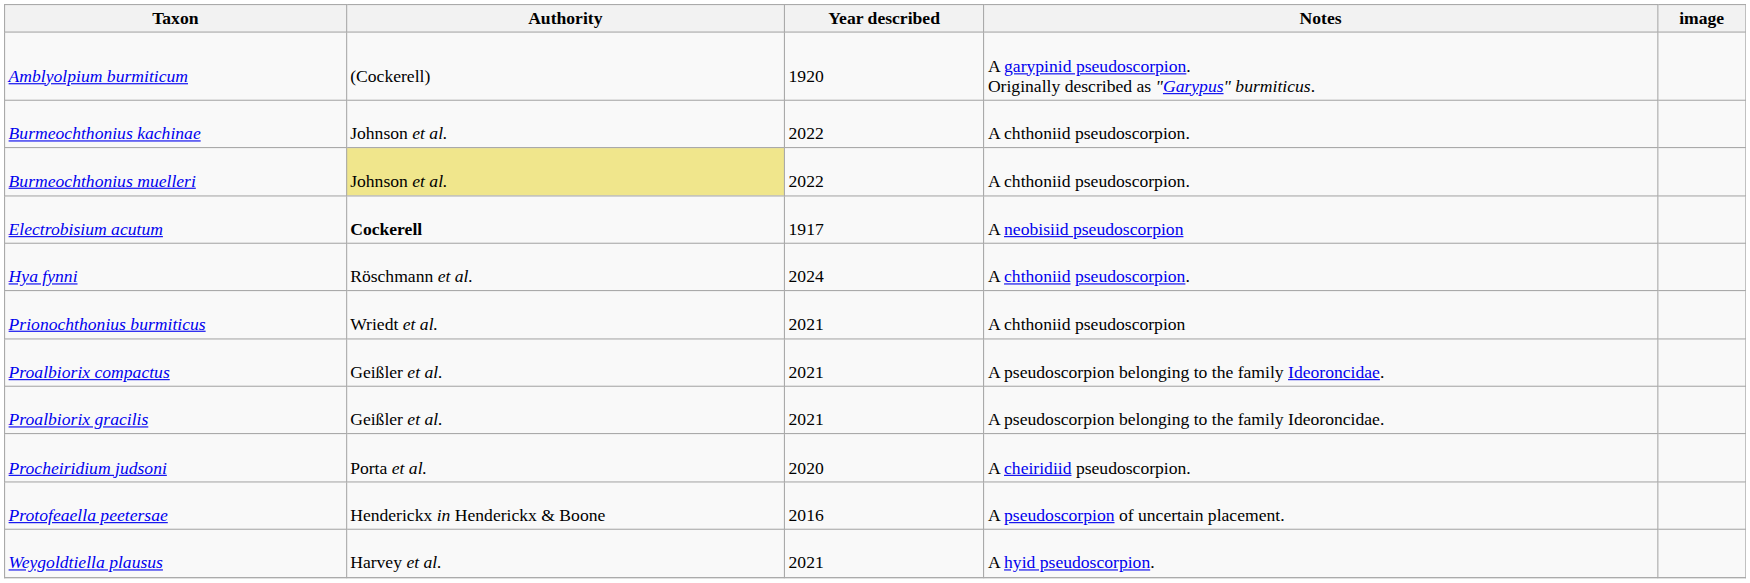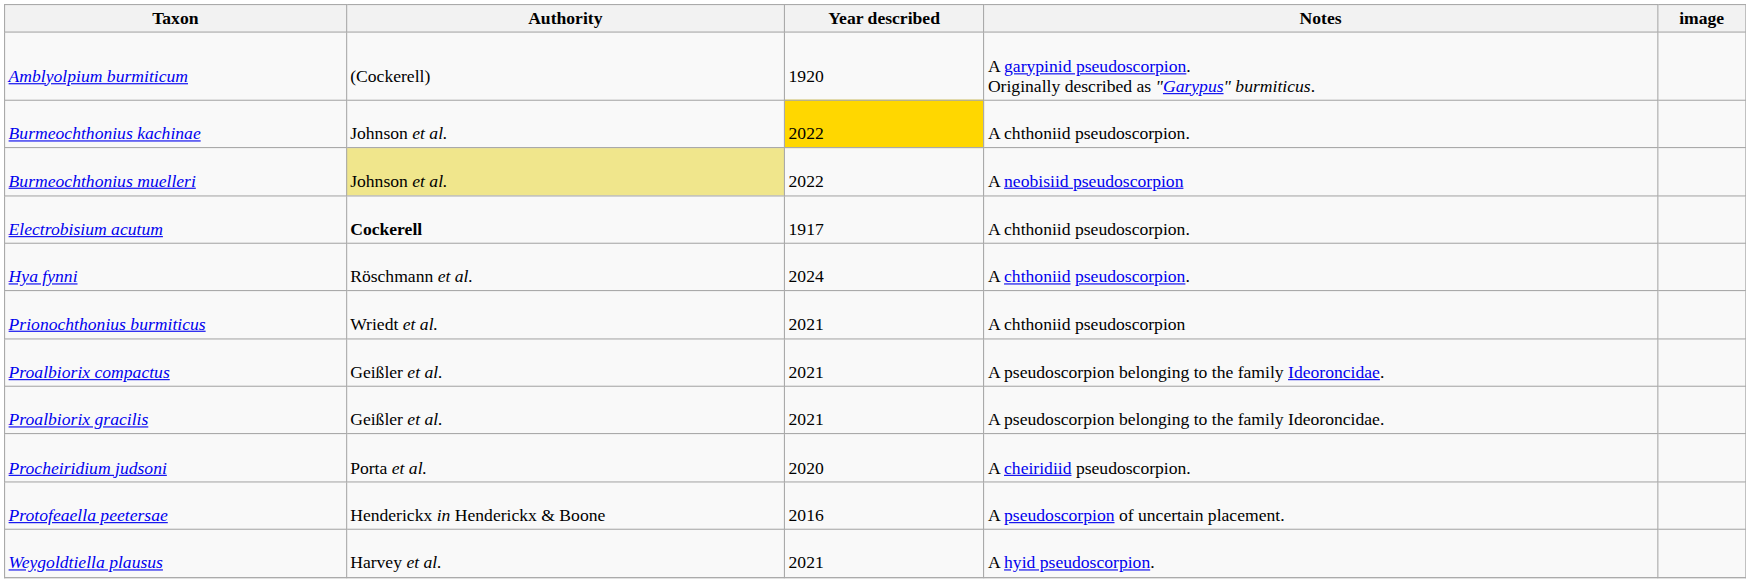(806, 133) no background -> (806, 133) gold background
(1089, 181) A chthoniid pseudoscorpion. -> (1086, 181) A neobisiid pseudoscorpion
(1086, 229) A neobisiid pseudoscorpion -> (1089, 229) A chthoniid pseudoscorpion.
